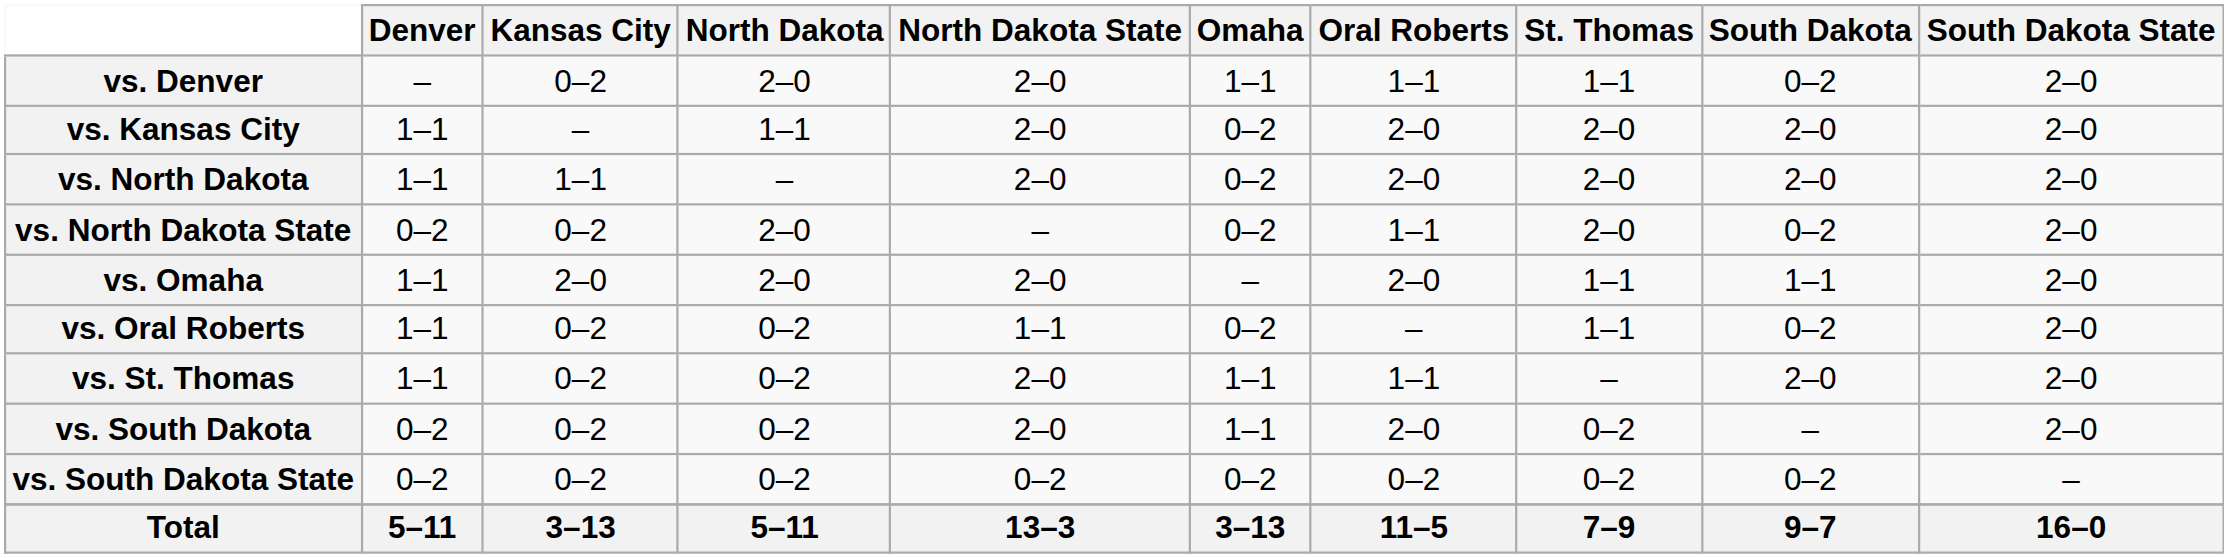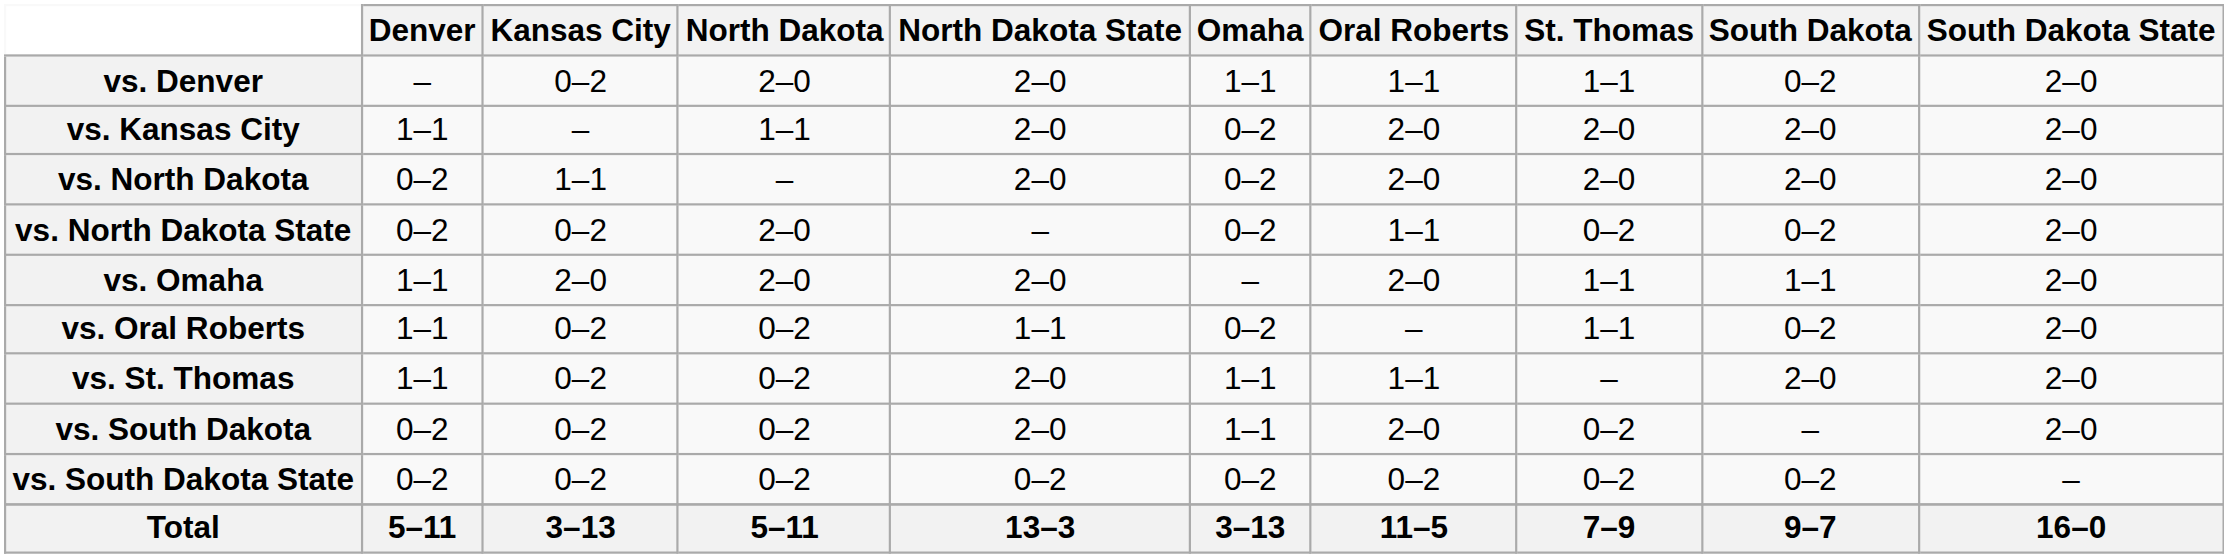(422, 180) 1–1 -> (422, 180) 0–2
(1609, 230) 2–0 -> (1609, 230) 0–2
